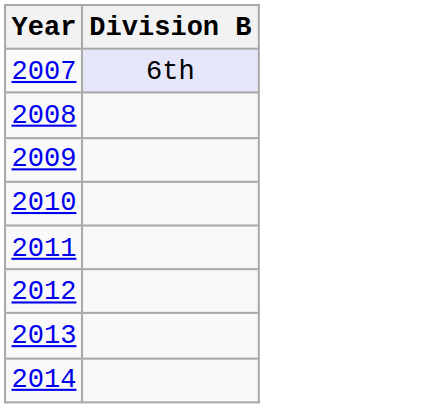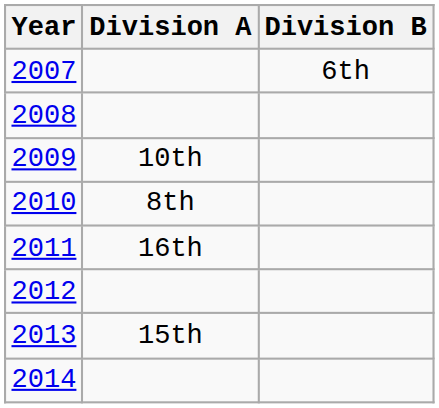+ column: (170, 27)
(170, 71) lavender background -> (346, 71) no background
